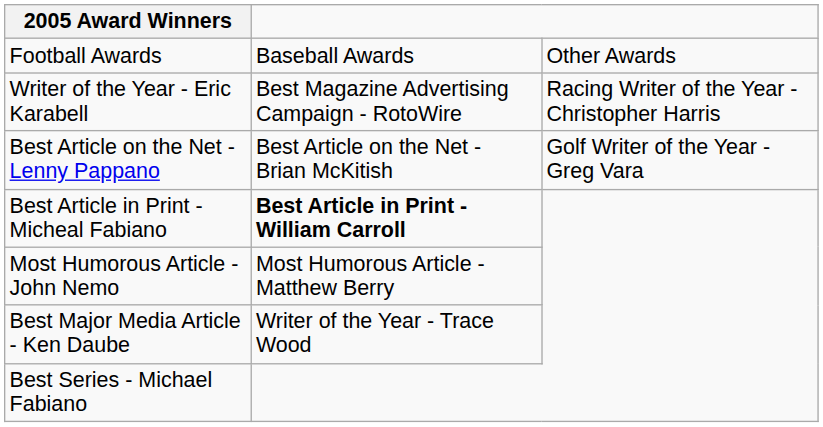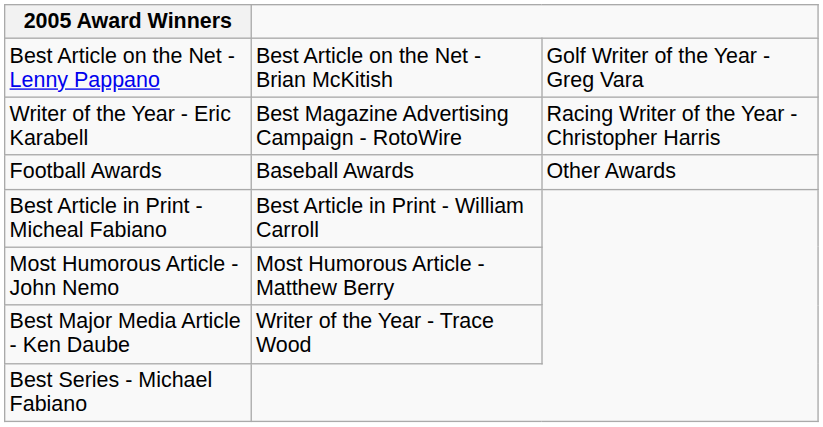rows swapped: (86, 55) <-> (122, 159)
(362, 217) bold -> (390, 217) normal
